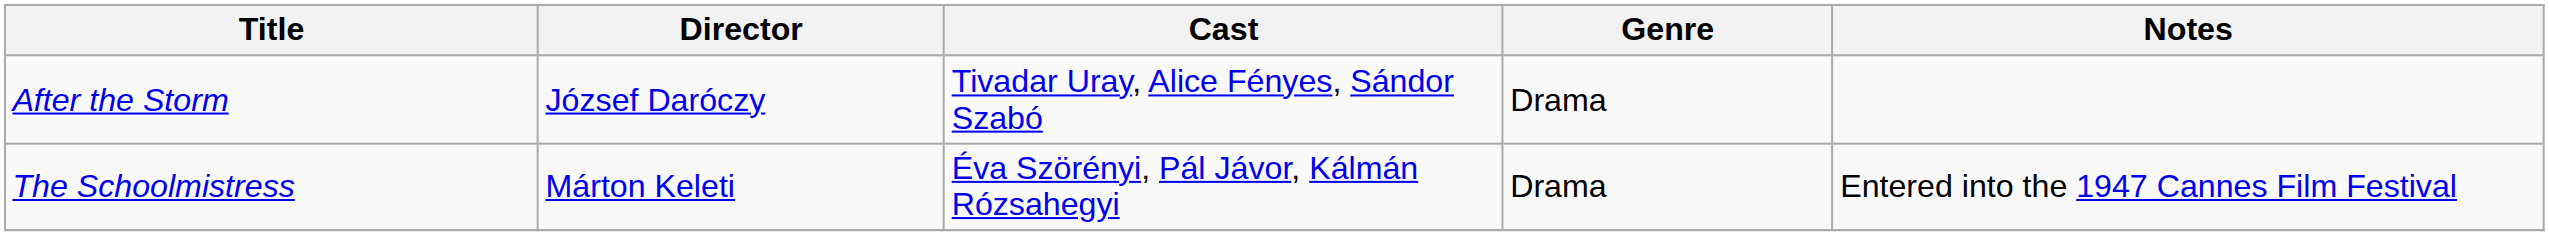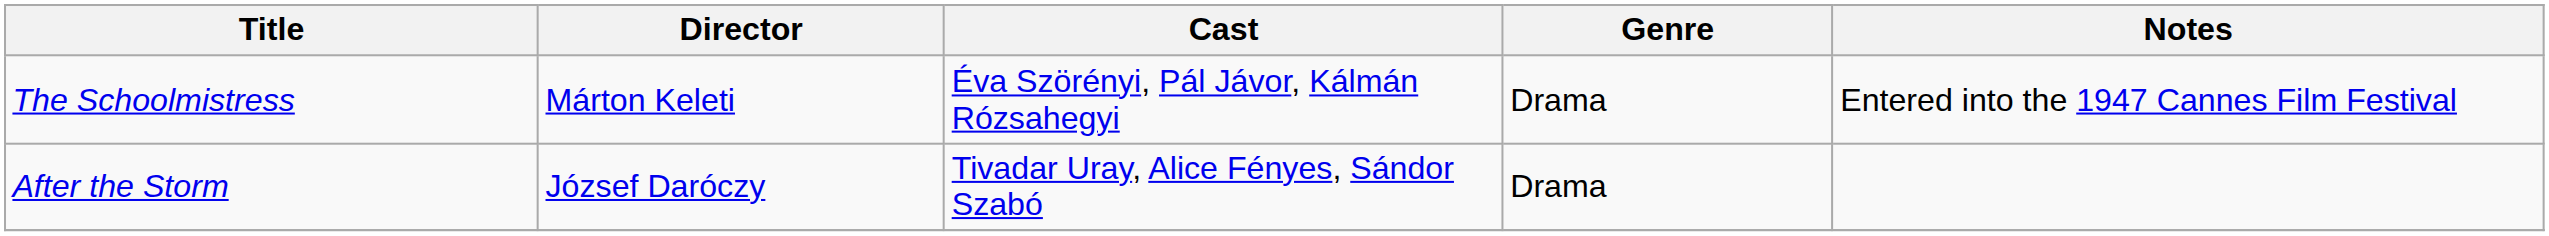rows swapped: (121, 99) <-> (154, 186)
